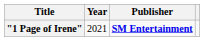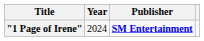(97, 28) 2021 -> (97, 28) 2024
